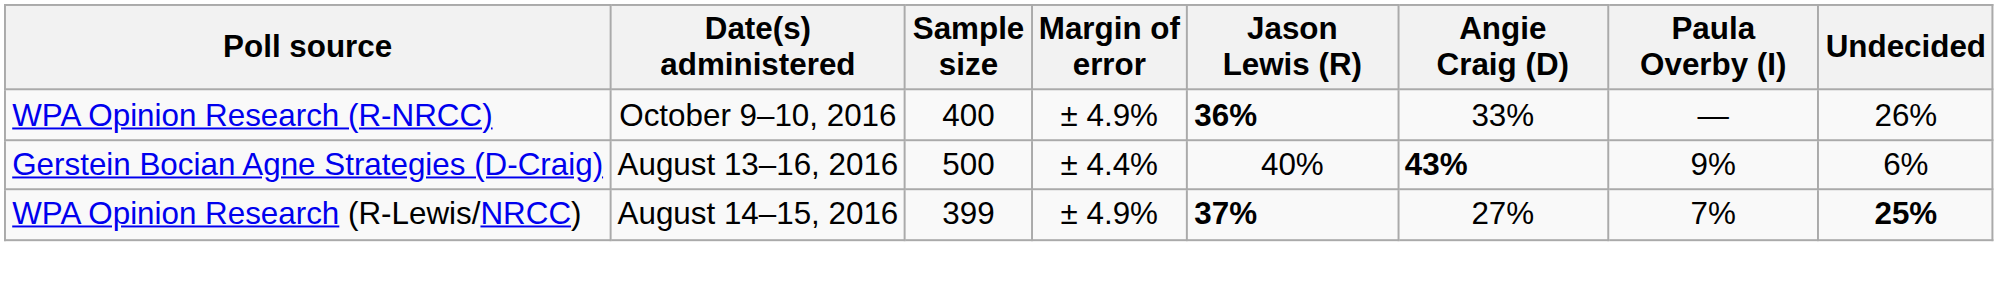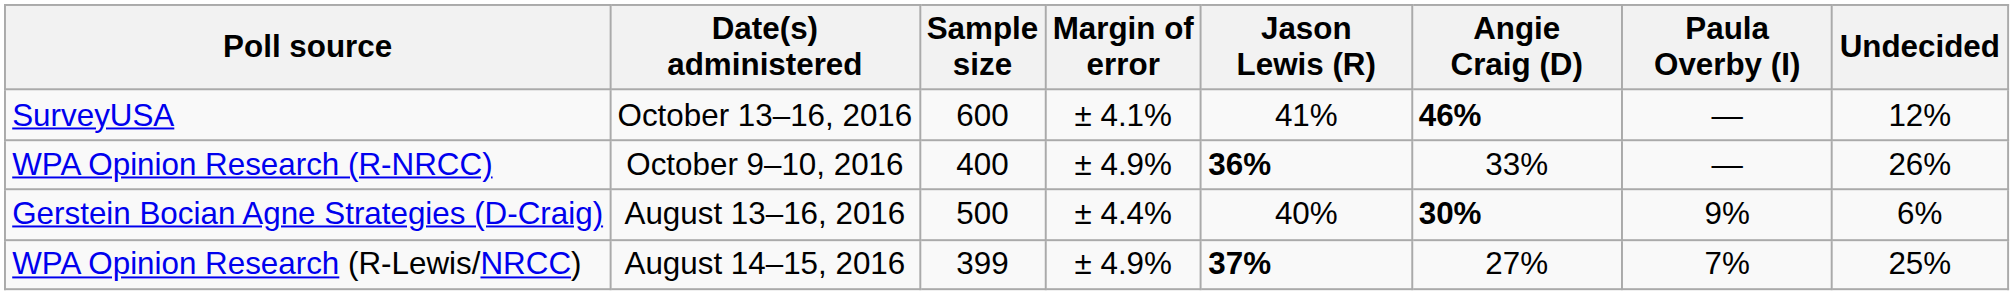+ row: (93, 114)
(1436, 164) 43% -> (1450, 213) 30%
(1906, 213) bold -> (1920, 263) normal
